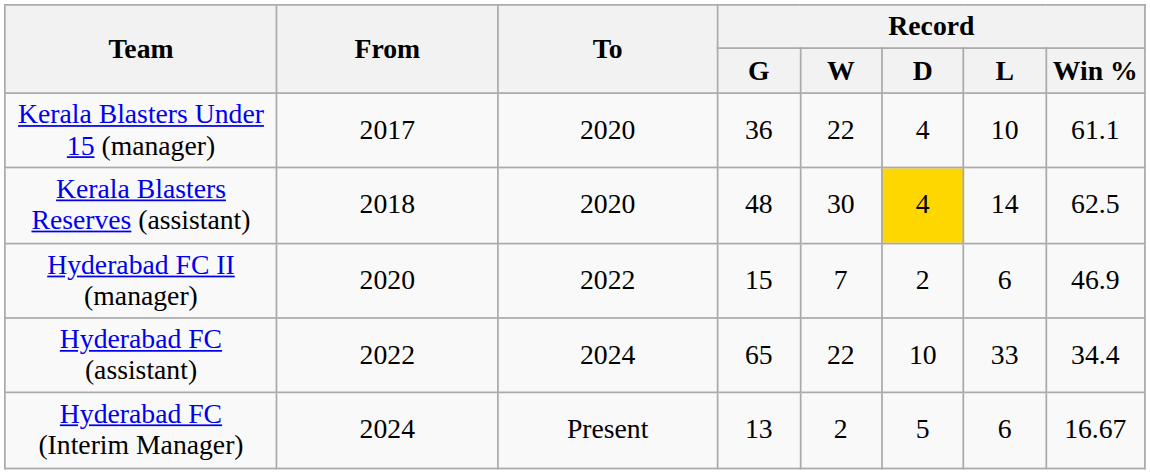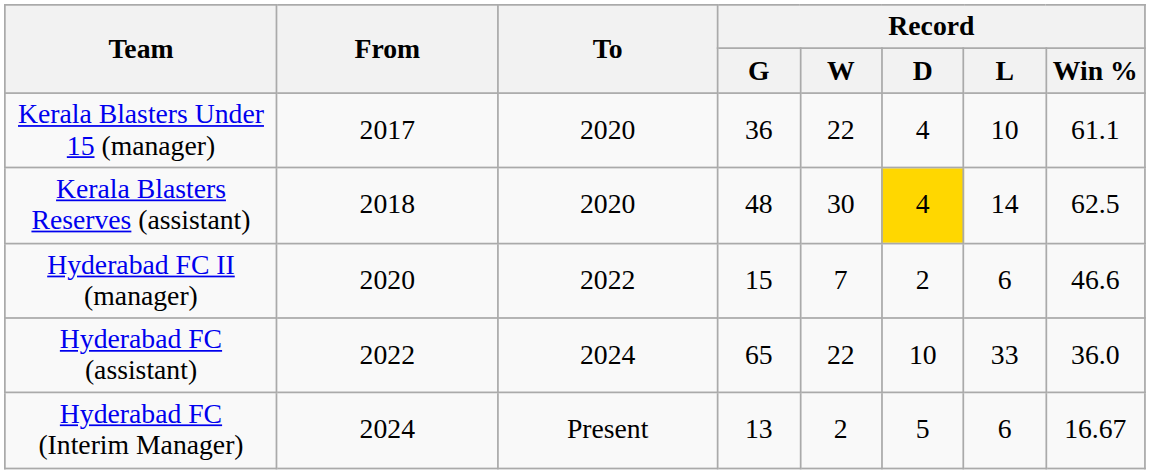(1095, 279) 46.9 -> (1095, 279) 46.6
(1095, 354) 34.4 -> (1095, 354) 36.0
